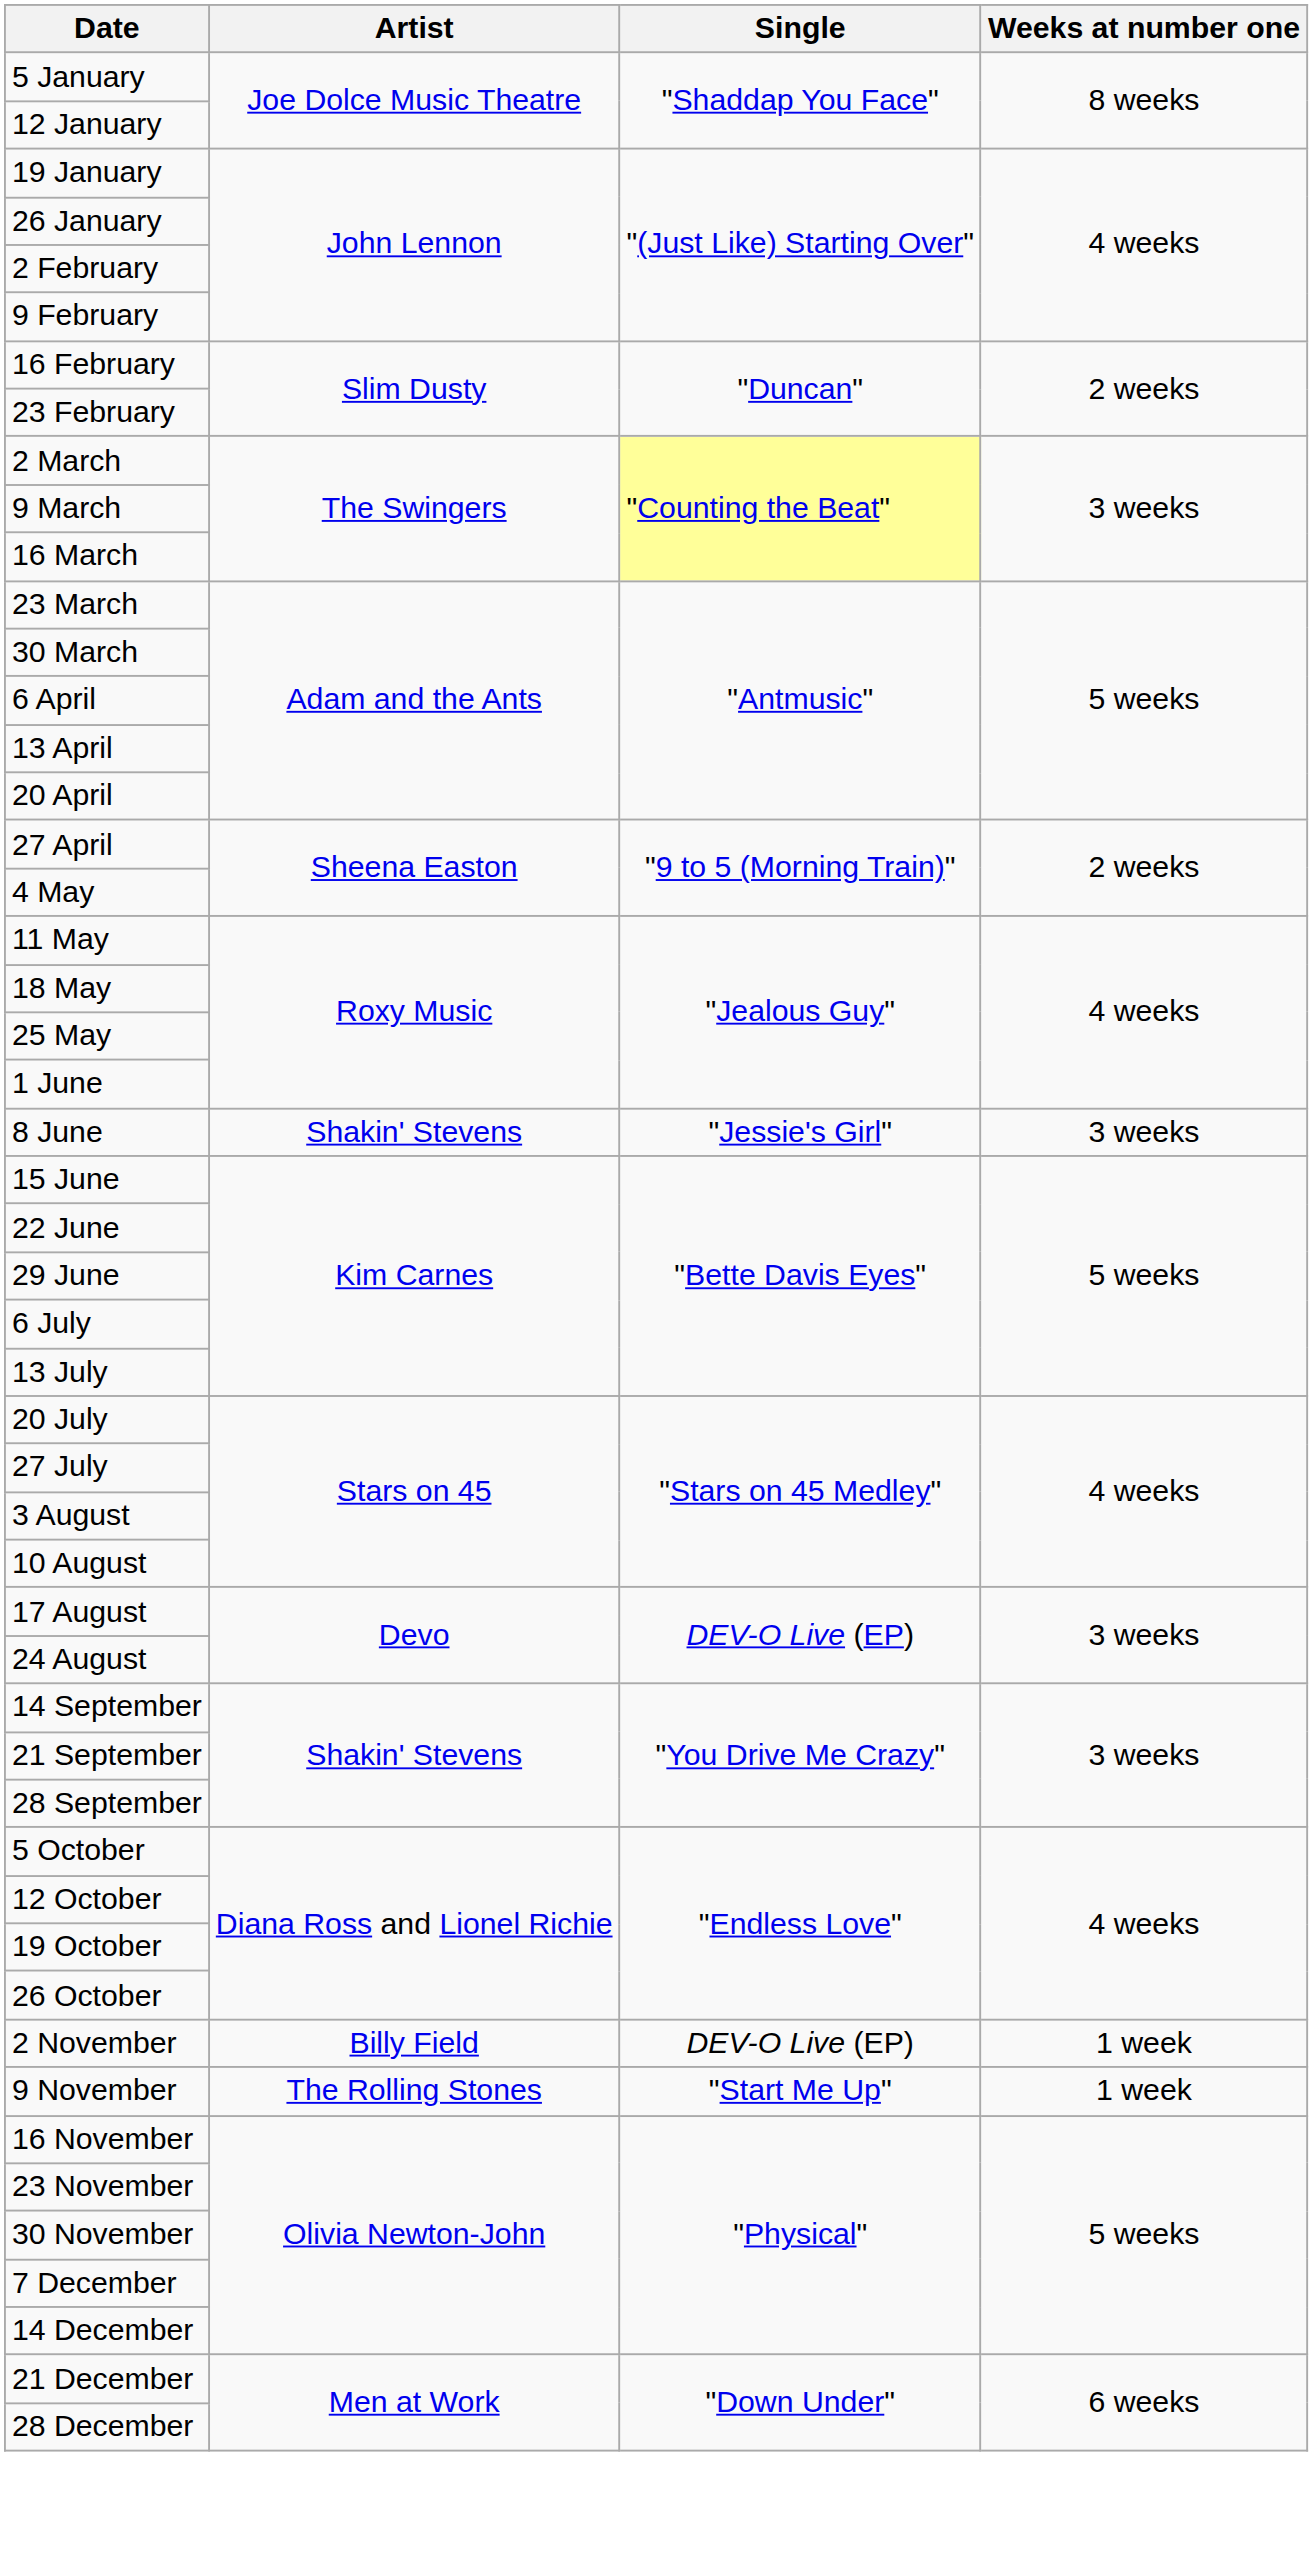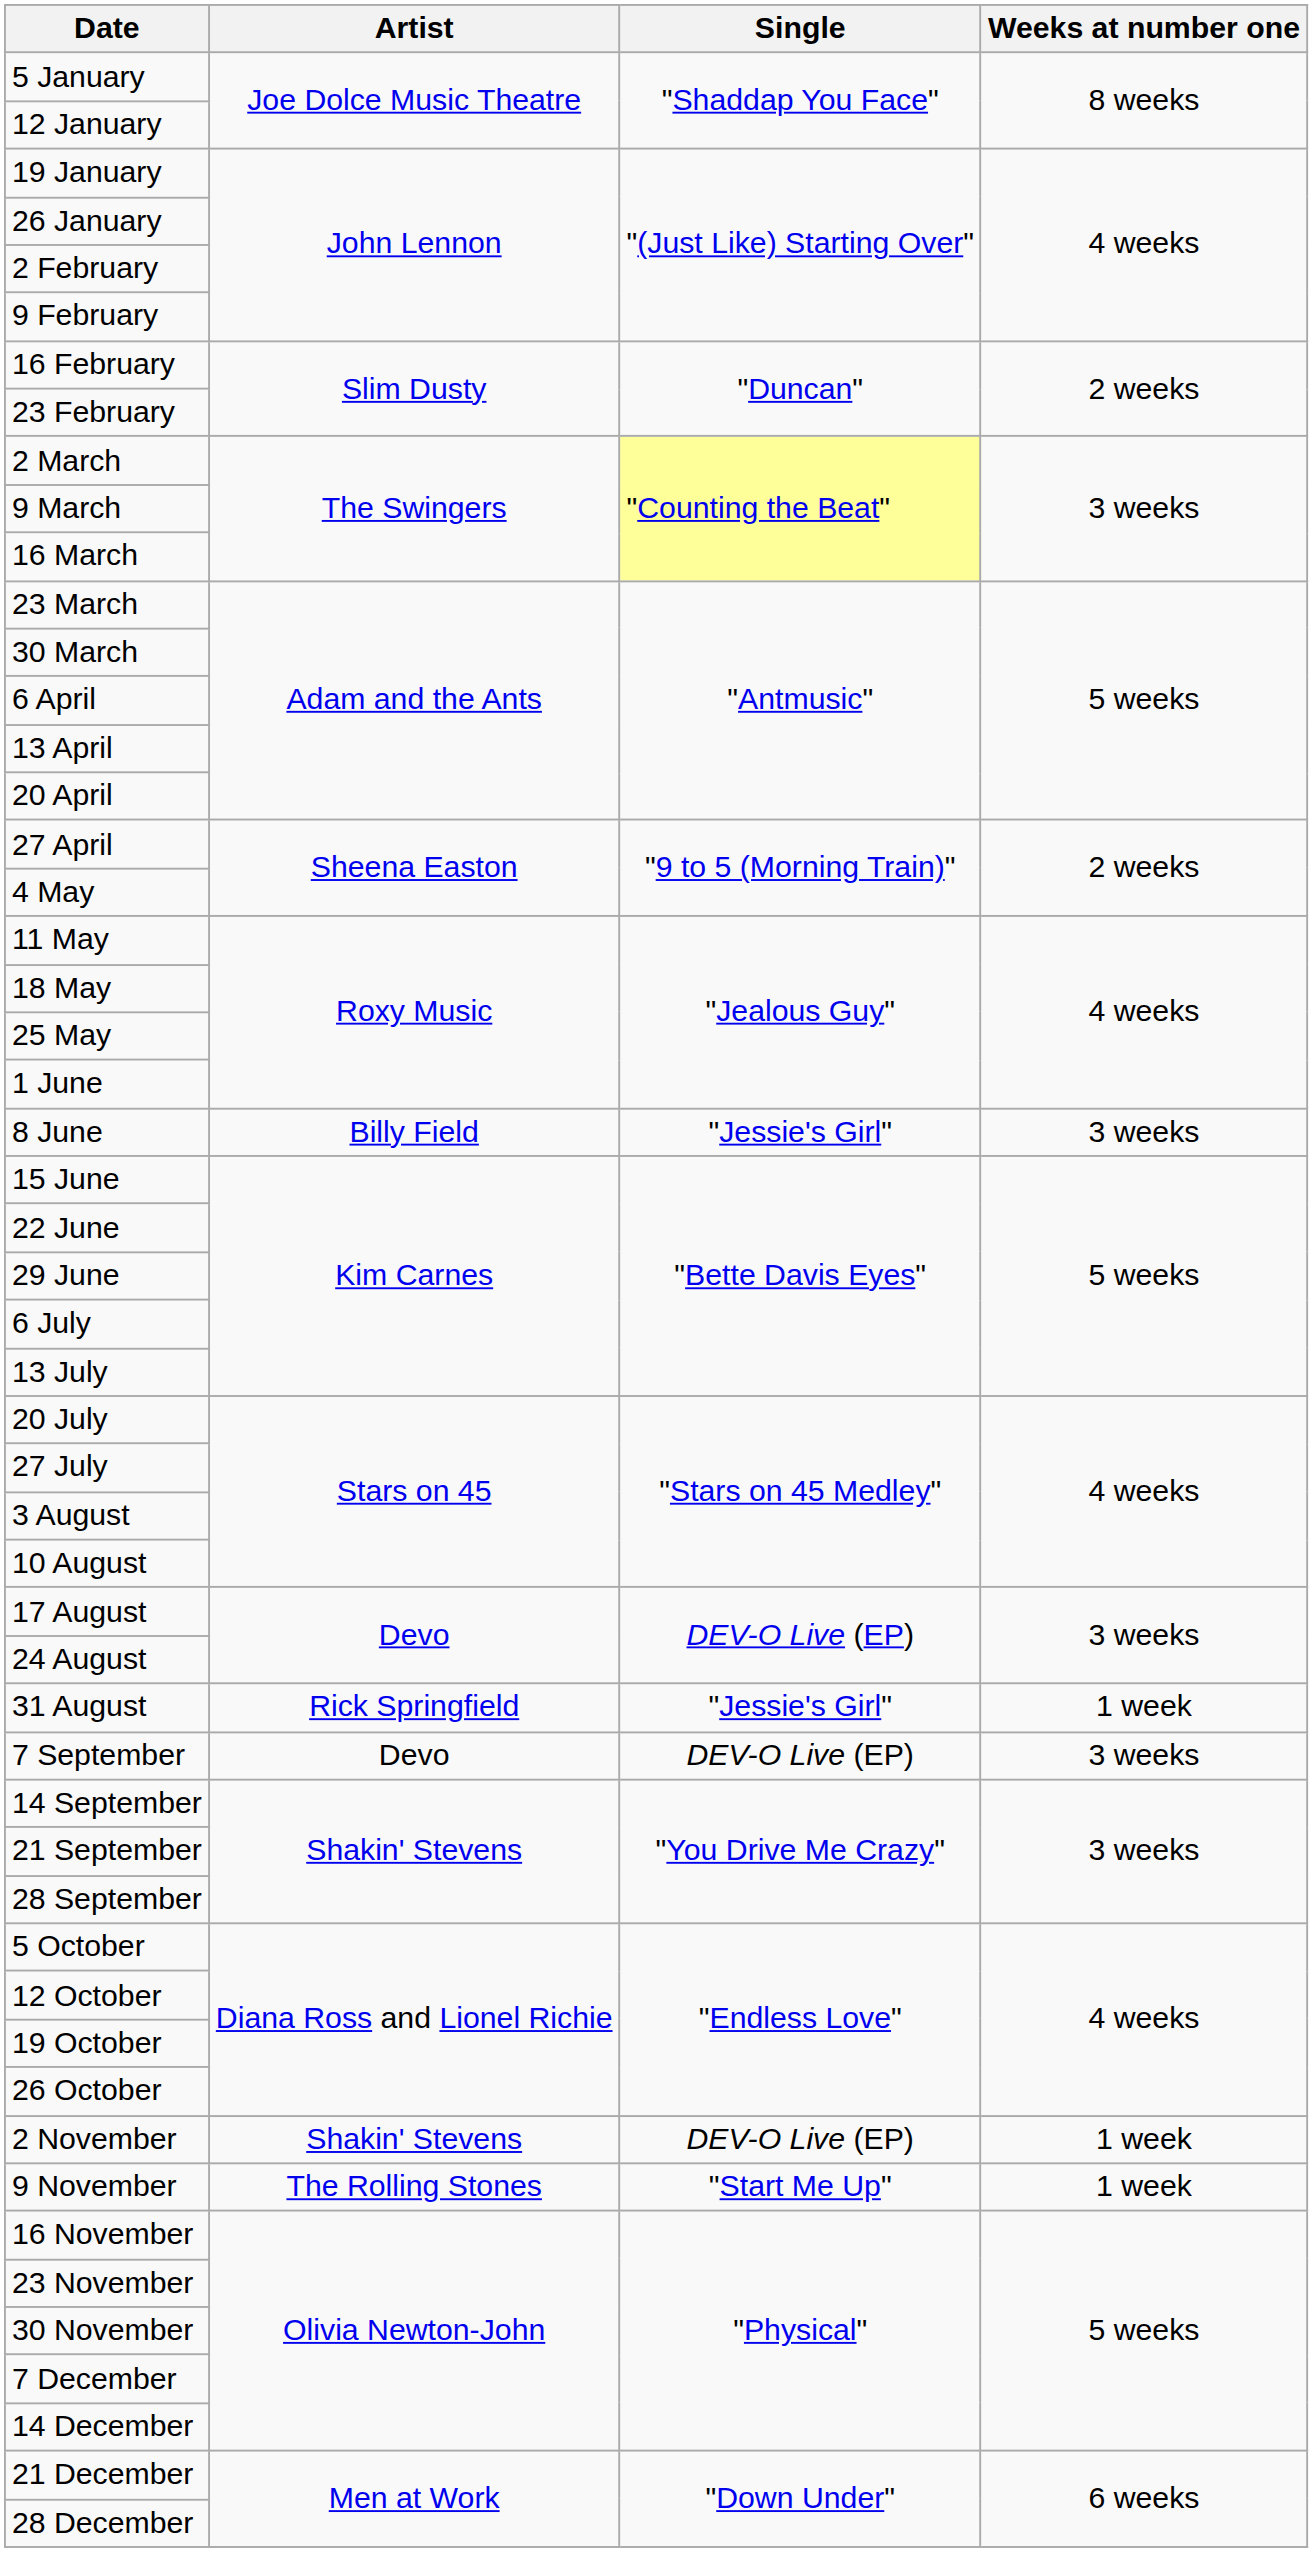(414, 1131) Shakin' Stevens -> (414, 1131) Billy Field
+ row: (79, 1707)
+ row: (98, 1754)
(414, 2042) Billy Field -> (414, 2138) Shakin' Stevens
